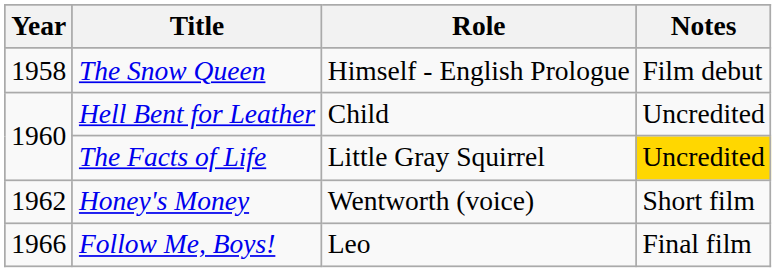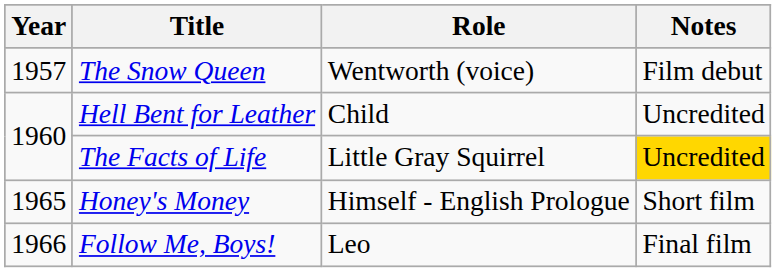(39, 69) 1958 -> (39, 69) 1957
(479, 69) Himself - English Prologue -> (431, 69) Wentworth (voice)
(39, 200) 1962 -> (39, 200) 1965
(431, 200) Wentworth (voice) -> (479, 200) Himself - English Prologue
